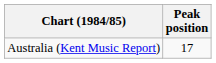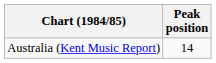(187, 48) 17 -> (187, 48) 14
